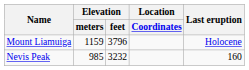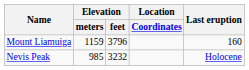(223, 42) Holocene -> (235, 42) 160
(235, 57) 160 -> (223, 57) Holocene
